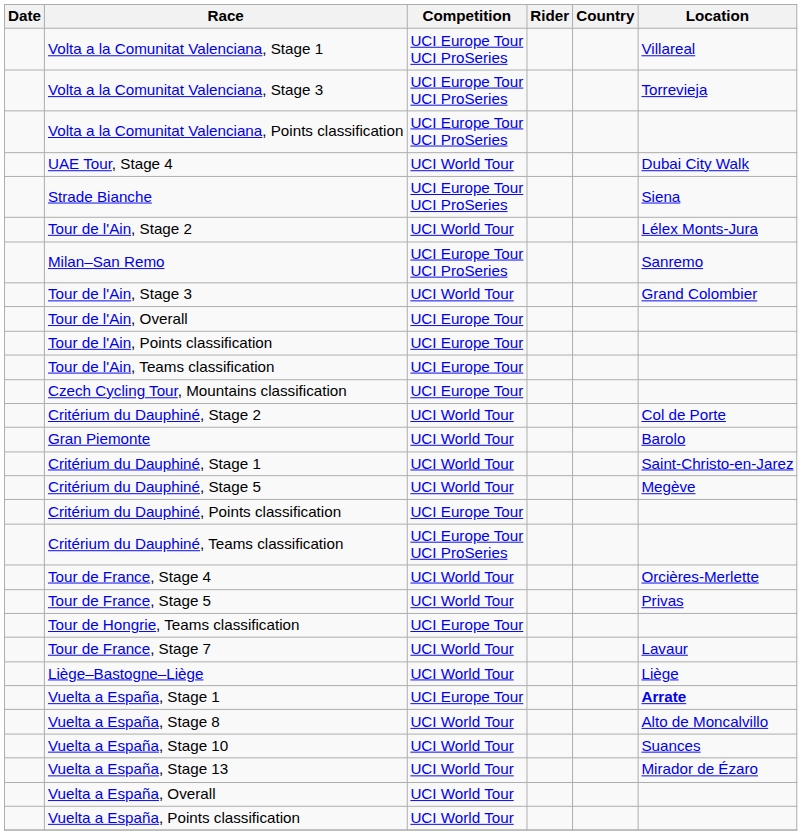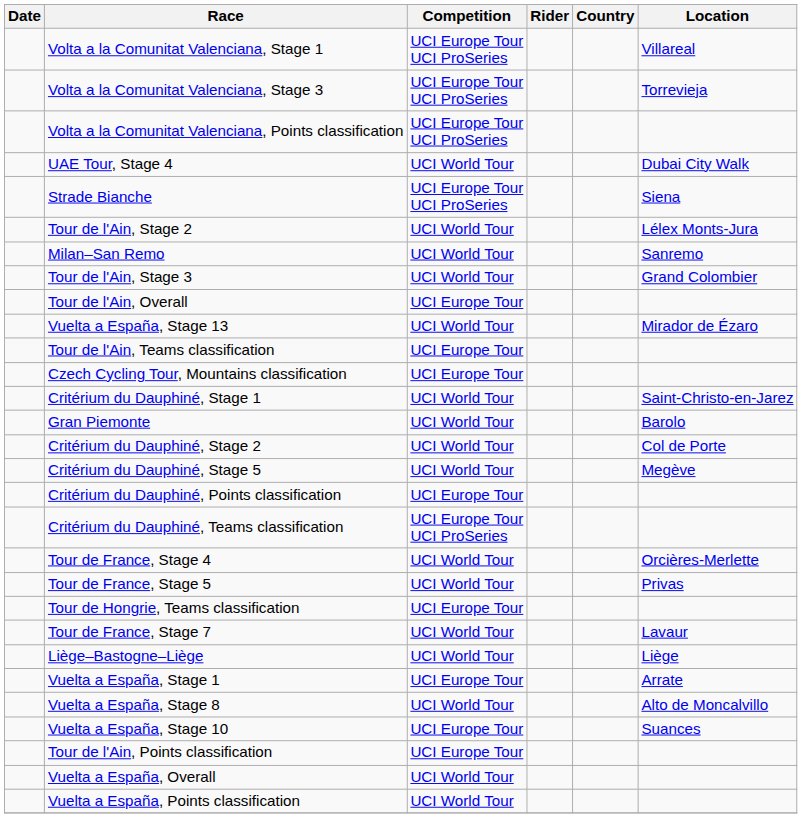(467, 262) UCI Europe Tour UCI ProSeries -> (462, 253) UCI World Tour
rows swapped: (160, 343) <-> (138, 770)
rows swapped: (154, 463) <-> (154, 415)
(664, 697) bold -> (662, 680) normal
(462, 745) UCI World Tour -> (467, 728) UCI Europe Tour
